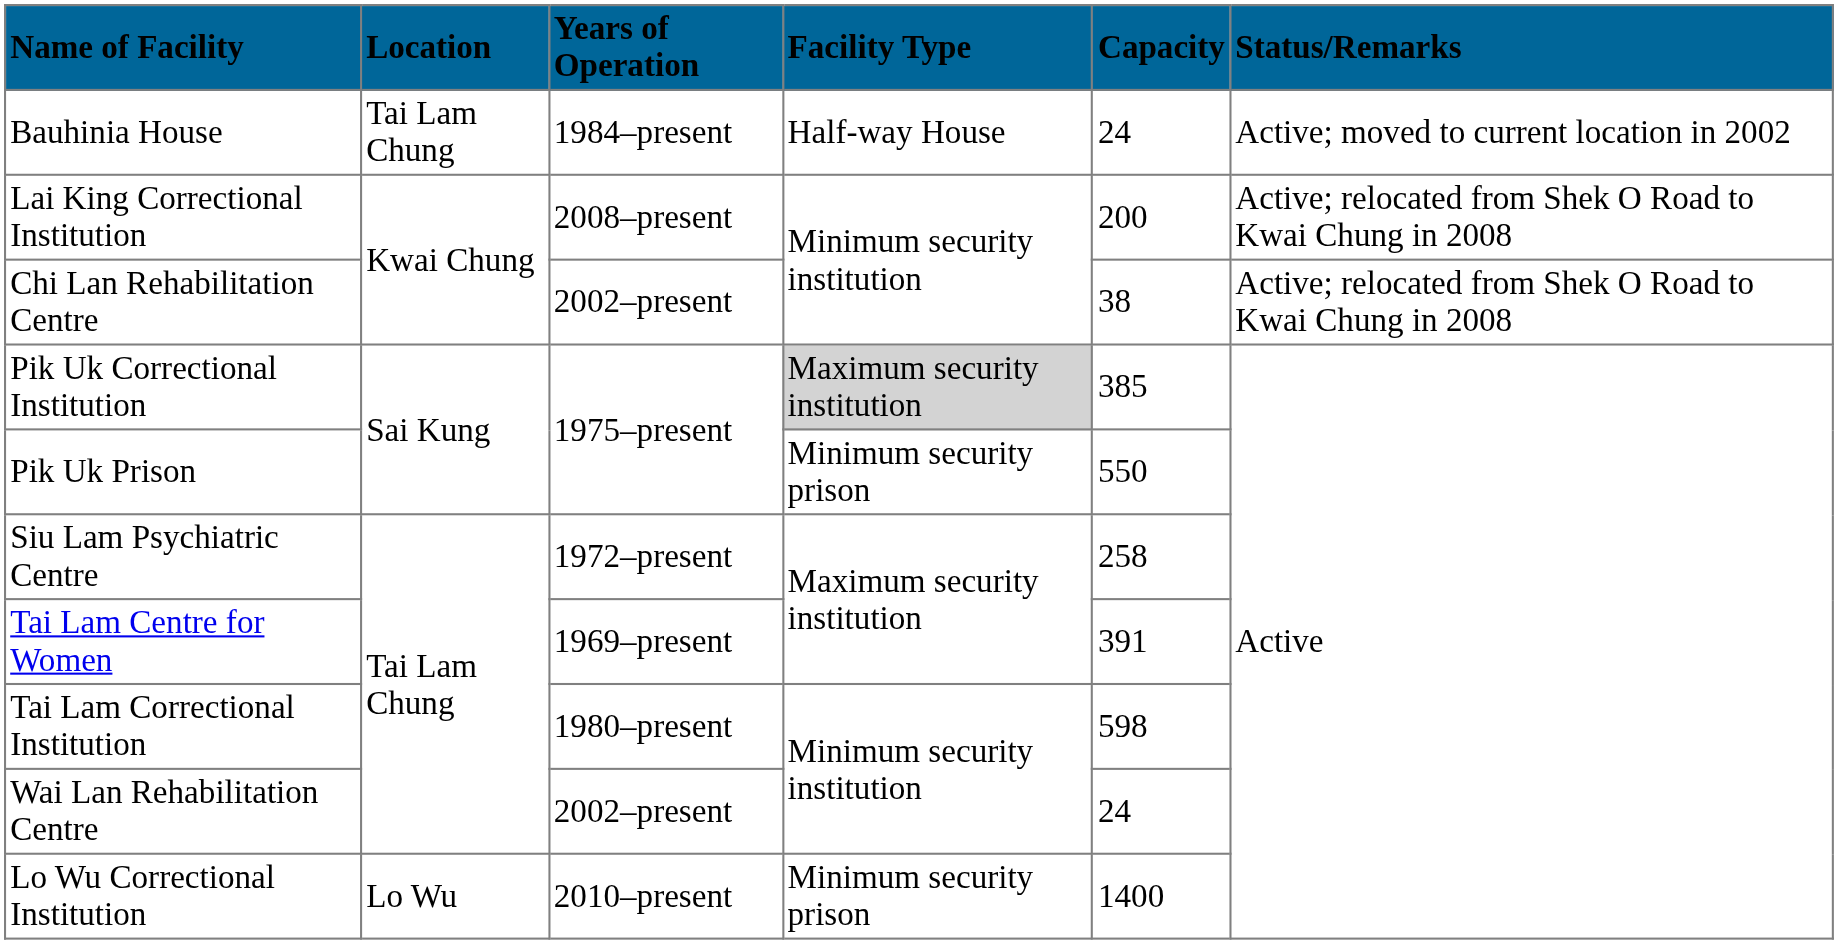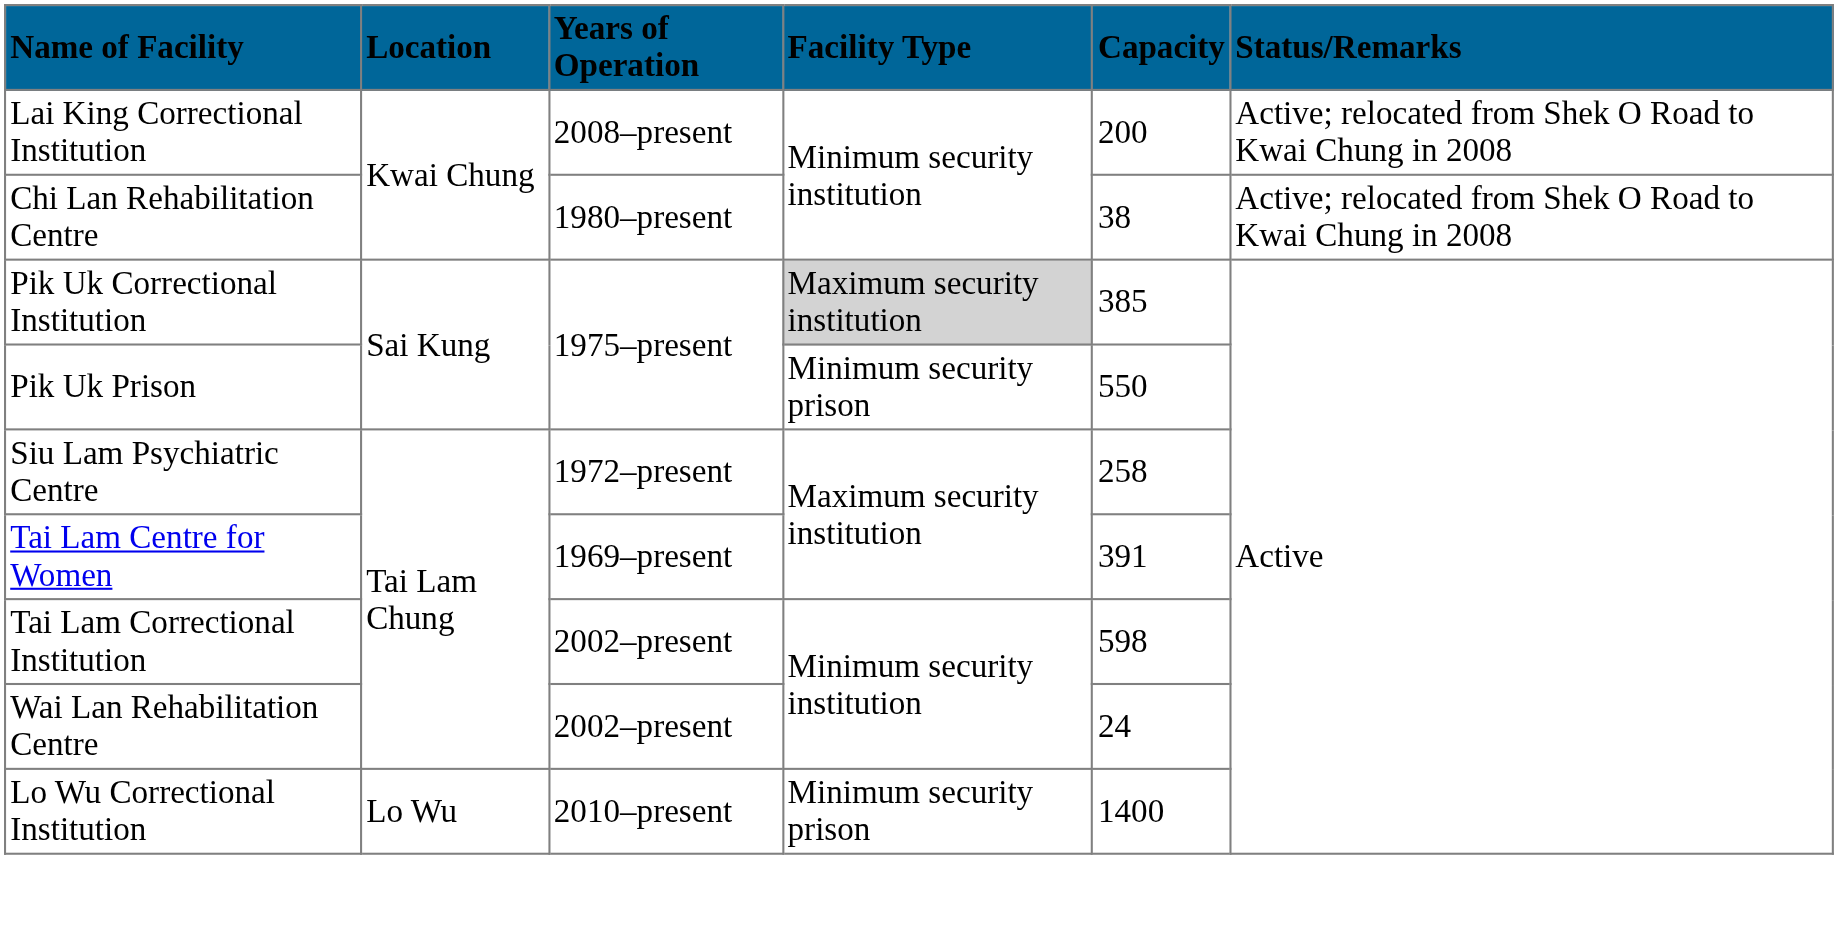- row: (116, 131)
(643, 301) 2002–present -> (643, 216) 1980–present
(643, 725) 1980–present -> (643, 641) 2002–present
